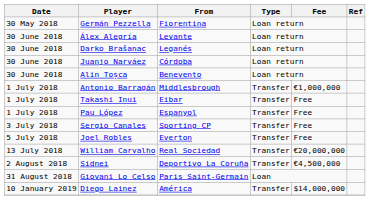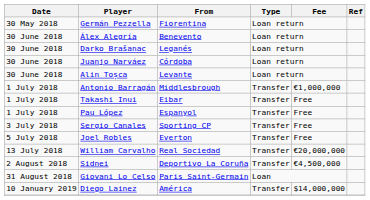(176, 36) Levante -> (180, 36) Benevento
(180, 74) Benevento -> (176, 74) Levante
